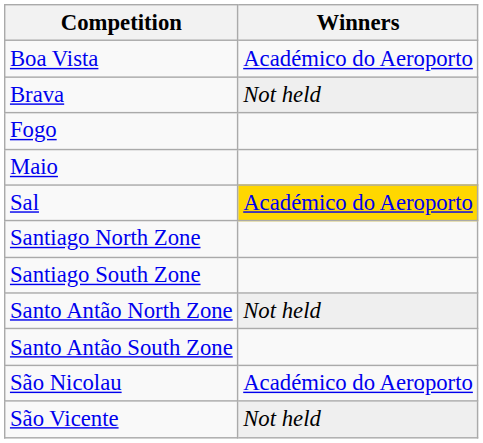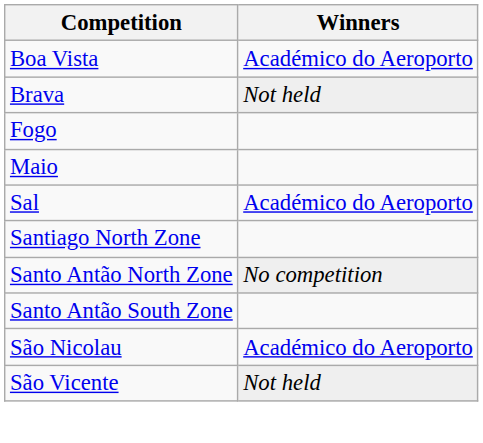(358, 202) gold background -> (358, 202) no background
- row: (105, 274)
(282, 310) Not held -> (313, 274) No competition
